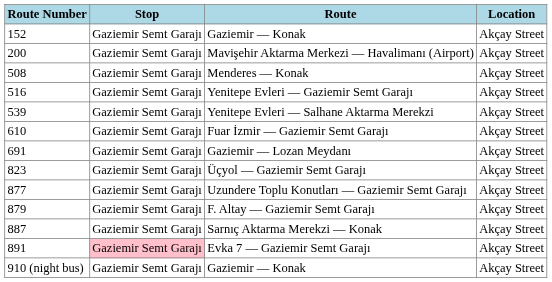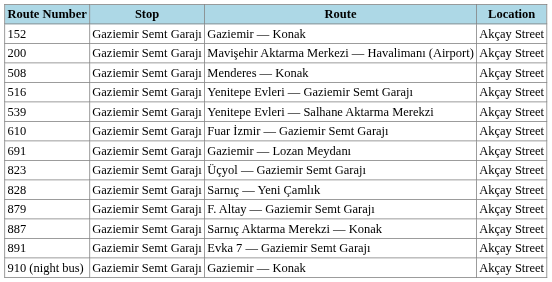+ row: (17, 189)
- row: (17, 189)
(147, 248) pink background -> (147, 248) no background
